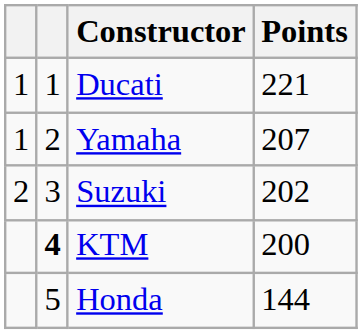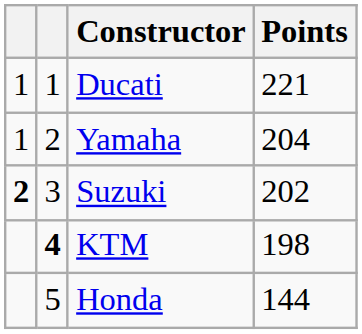(286, 138) 207 -> (286, 138) 204
(21, 191) normal -> (21, 191) bold
(286, 245) 200 -> (286, 245) 198
